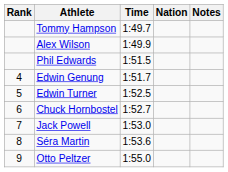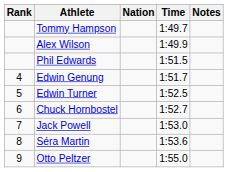columns swapped: (172, 12) <-> (137, 12)
